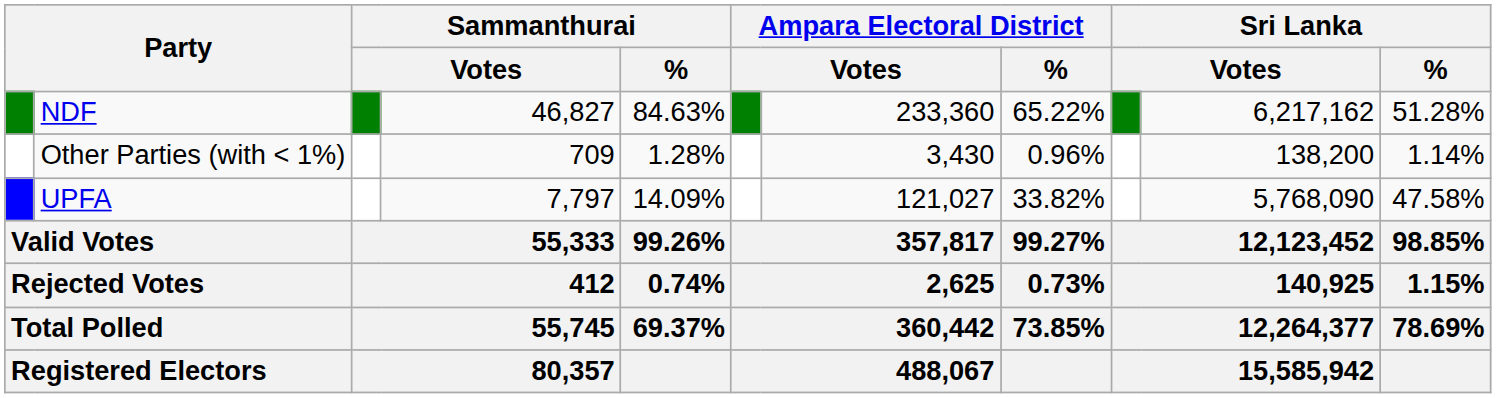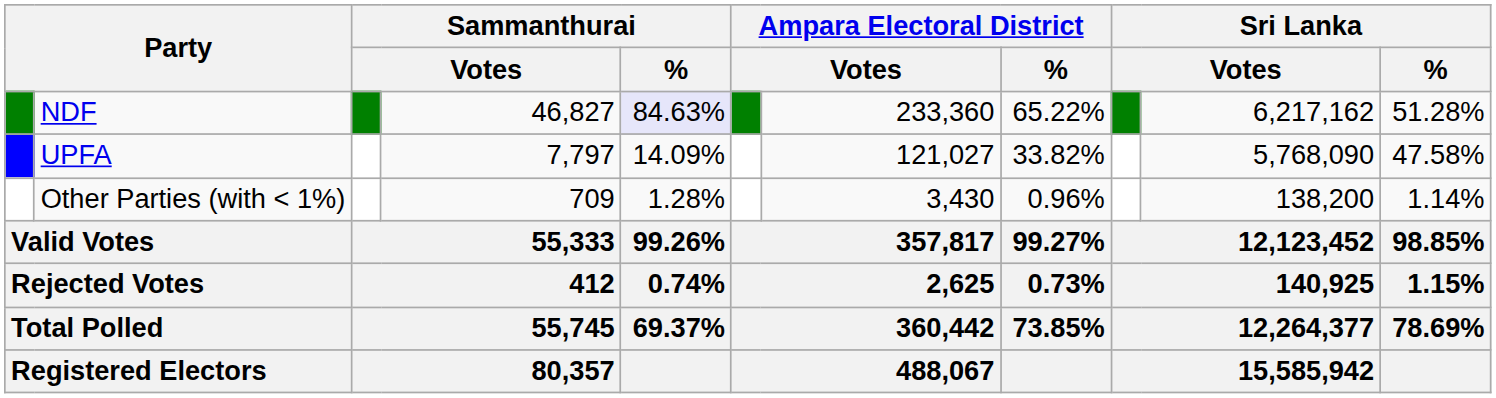(679, 112) no background -> (679, 112) lavender background
rows swapped: (76, 198) <-> (193, 155)
